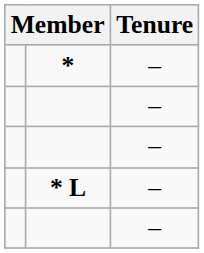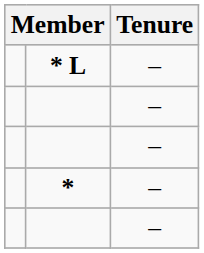rows swapped: (15, 66) <-> (15, 188)
